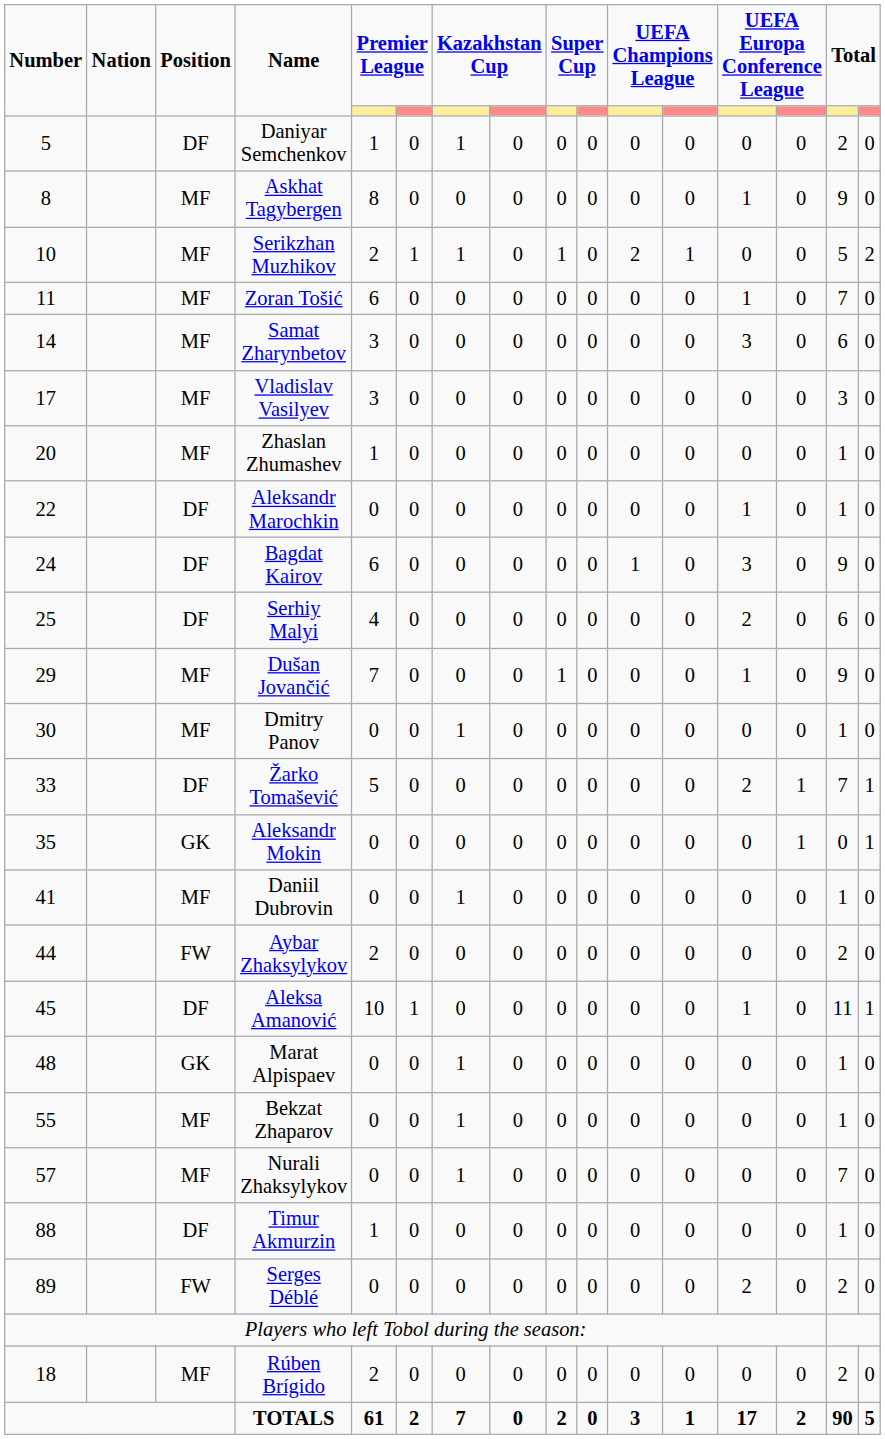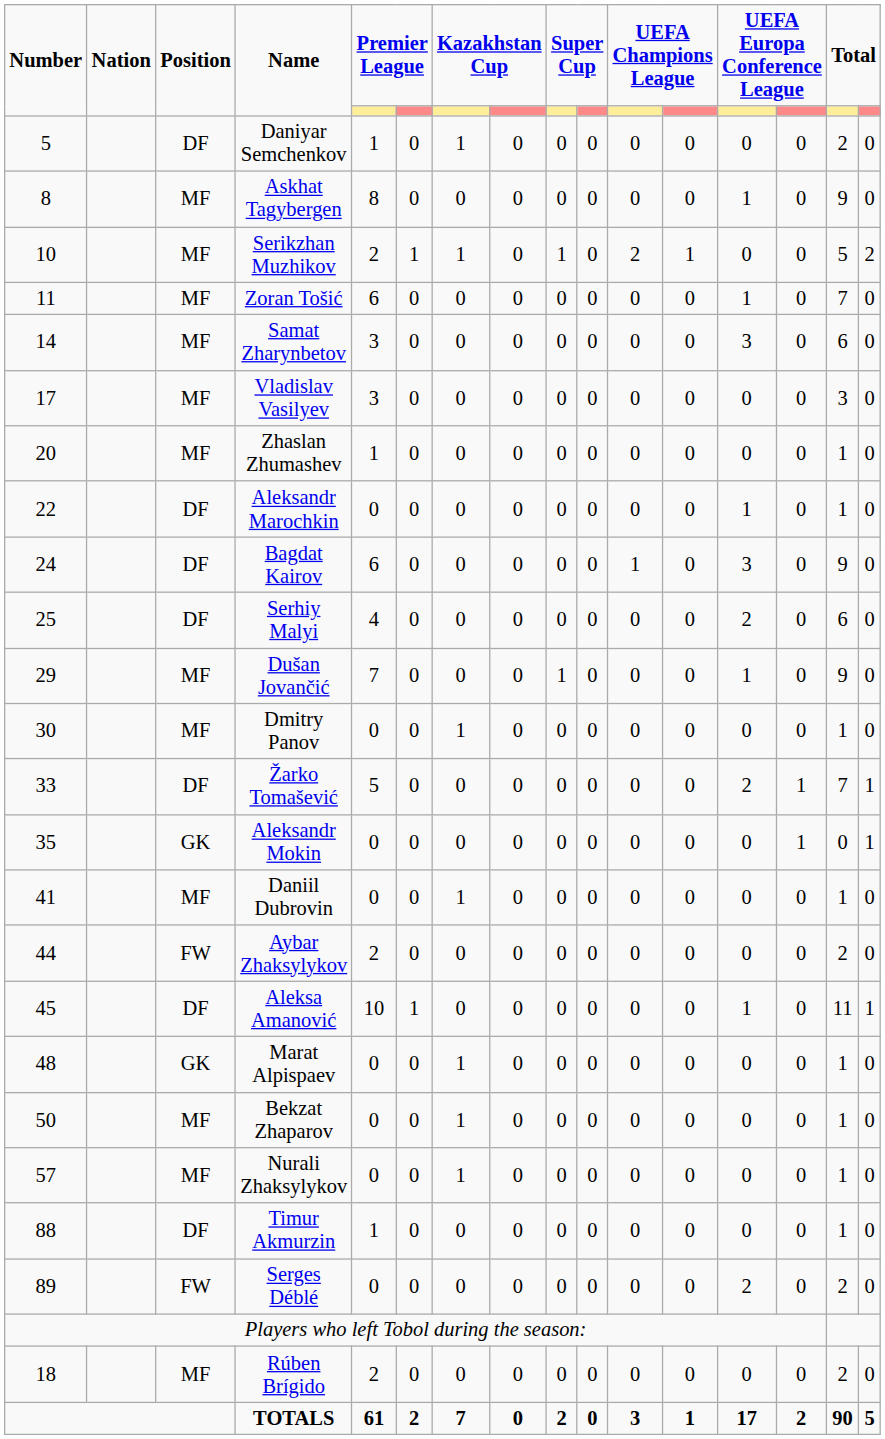(46, 1119) 55 -> (46, 1119) 50
(843, 1175) 7 -> (843, 1175) 1
